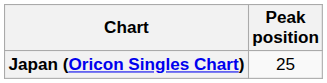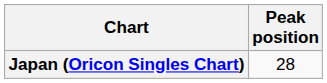(286, 64) 25 -> (286, 64) 28
